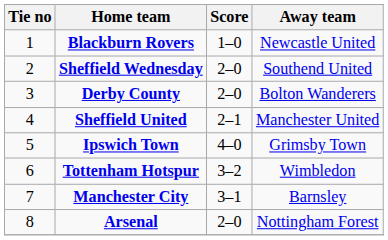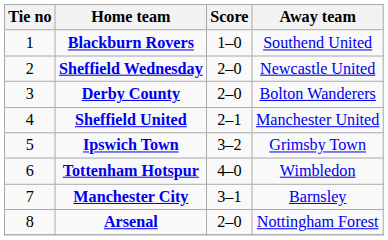(318, 42) Newcastle United -> (318, 42) Southend United
(318, 68) Southend United -> (318, 68) Newcastle United
(229, 145) 4–0 -> (229, 145) 3–2
(229, 171) 3–2 -> (229, 171) 4–0
